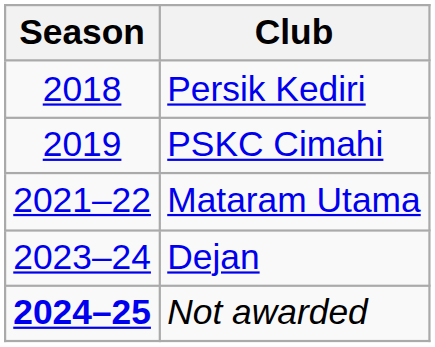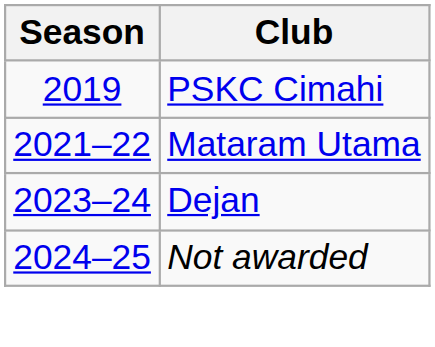- row: (266, 88)
(82, 312) bold -> (82, 256) normal
